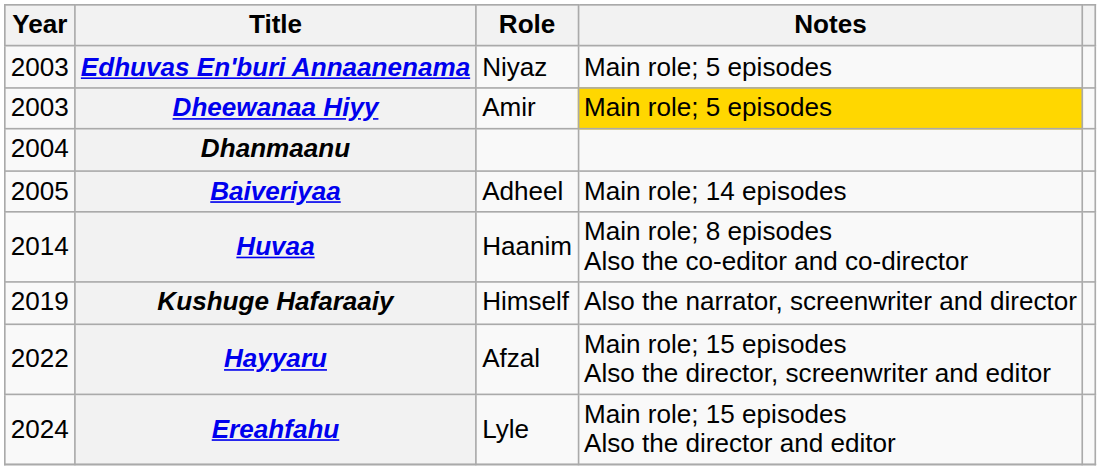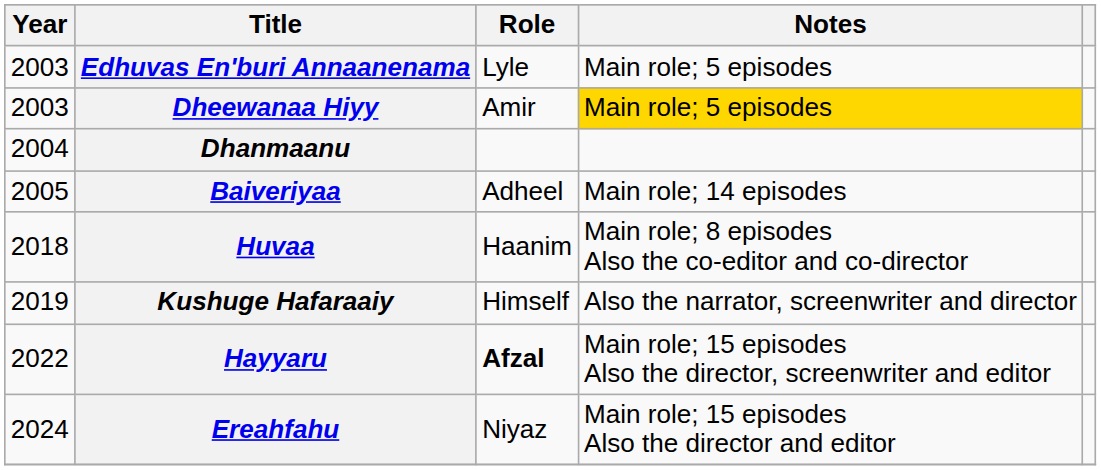(515, 66) Niyaz -> (506, 66) Lyle
(40, 246) 2014 -> (40, 246) 2018
(511, 358) normal -> (513, 358) bold
(506, 429) Lyle -> (515, 429) Niyaz
